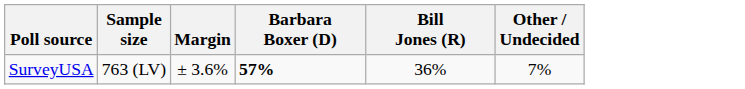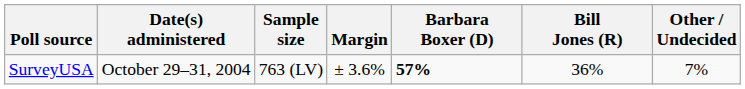+ column: (176, 29)
